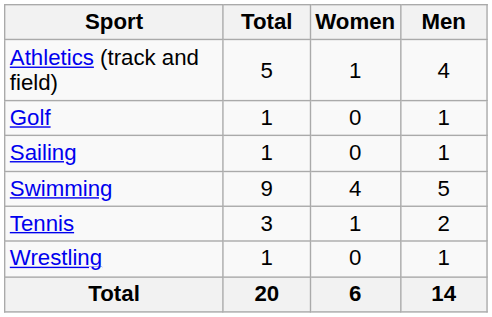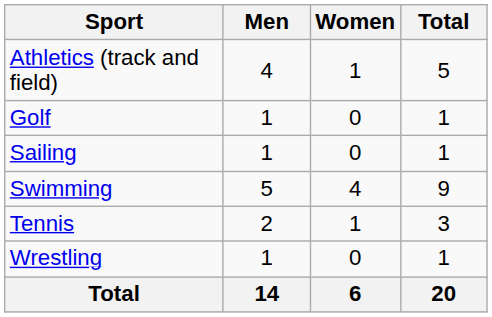columns swapped: (444, 22) <-> (267, 22)
